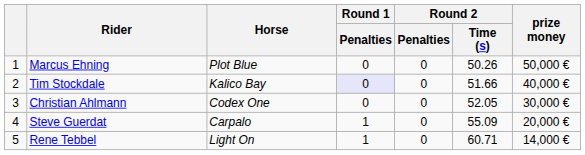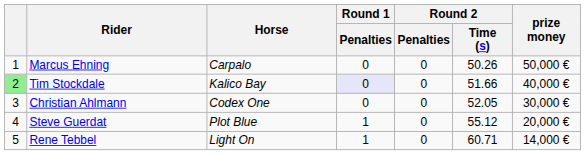(233, 65) Plot Blue -> (230, 65) Carpalo
(16, 84) no background -> (16, 84) lightgreen background
(230, 122) Carpalo -> (233, 122) Plot Blue
(483, 122) 55.09 -> (483, 122) 55.12
